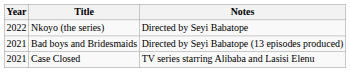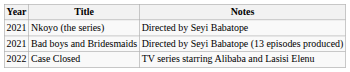(17, 28) 2022 -> (17, 28) 2021
(17, 59) 2021 -> (17, 59) 2022
